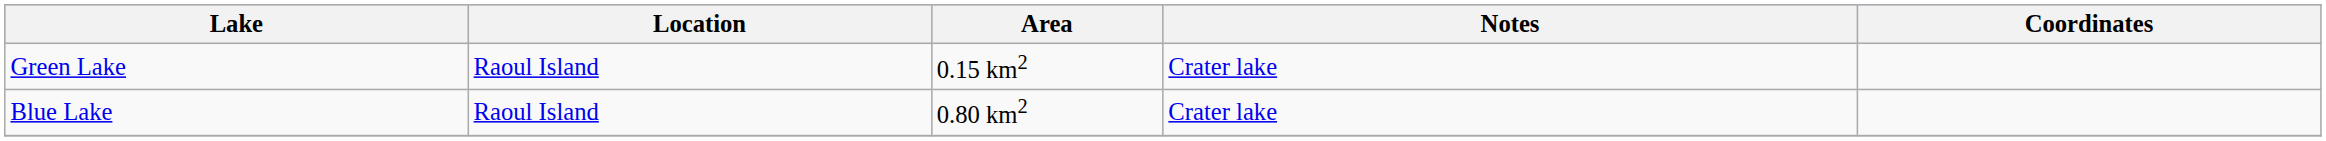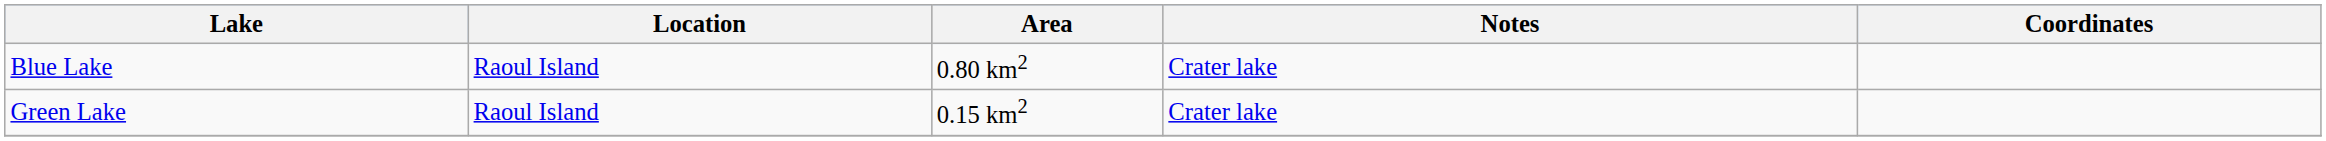rows swapped: (61, 112) <-> (68, 66)
